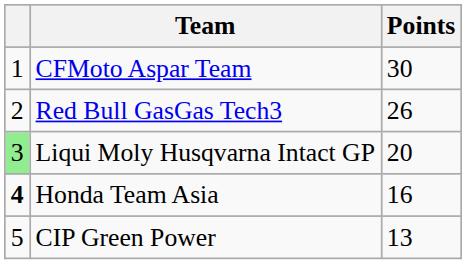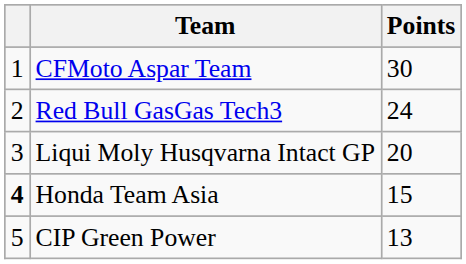(400, 110) 26 -> (400, 110) 24
(17, 152) lightgreen background -> (17, 152) no background
(400, 195) 16 -> (400, 195) 15
